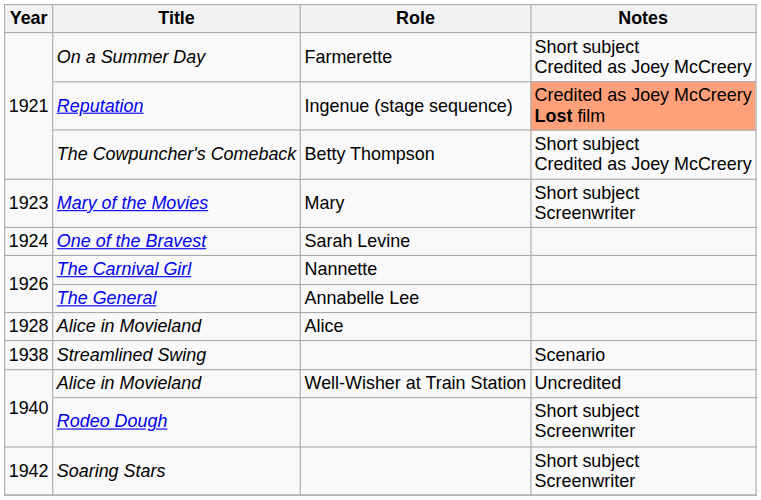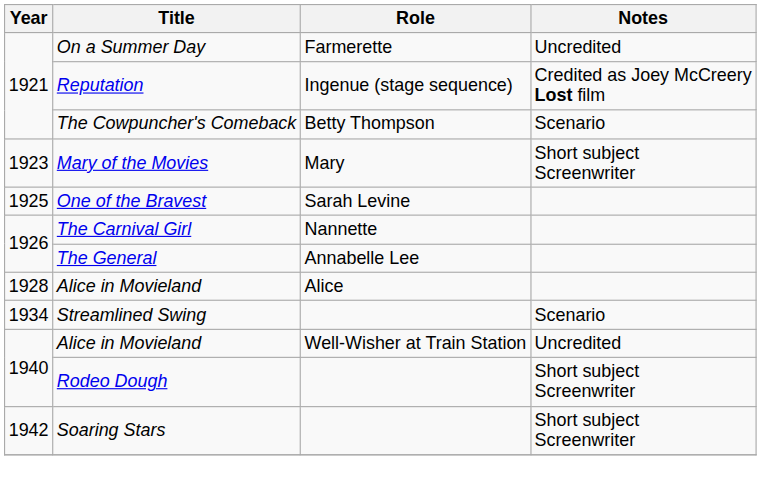(643, 57) Short subject Credited as Joey McCreery -> (578, 47) Uncredited
(643, 105) lightsalmon background -> (643, 85) no background
(643, 154) Short subject Credited as Joey McCreery -> (570, 124) Scenario
(29, 241) 1924 -> (29, 201) 1925
(29, 355) 1938 -> (29, 314) 1934
